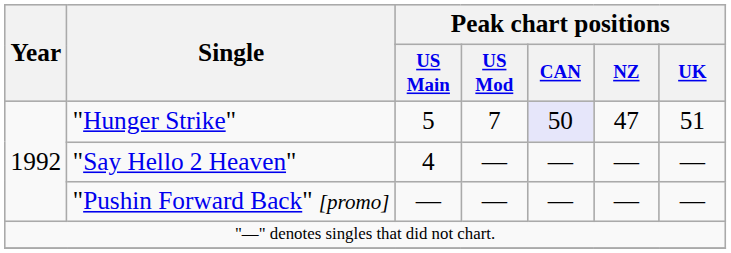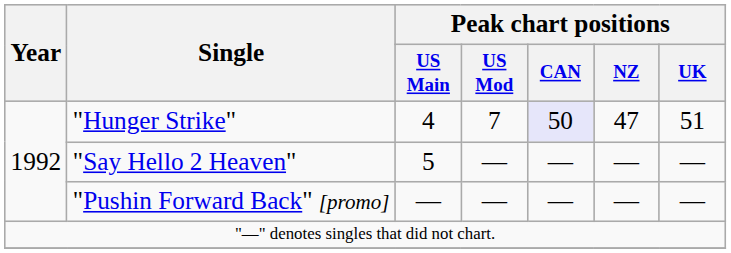(428, 121) 5 -> (428, 121) 4
(428, 161) 4 -> (428, 161) 5
